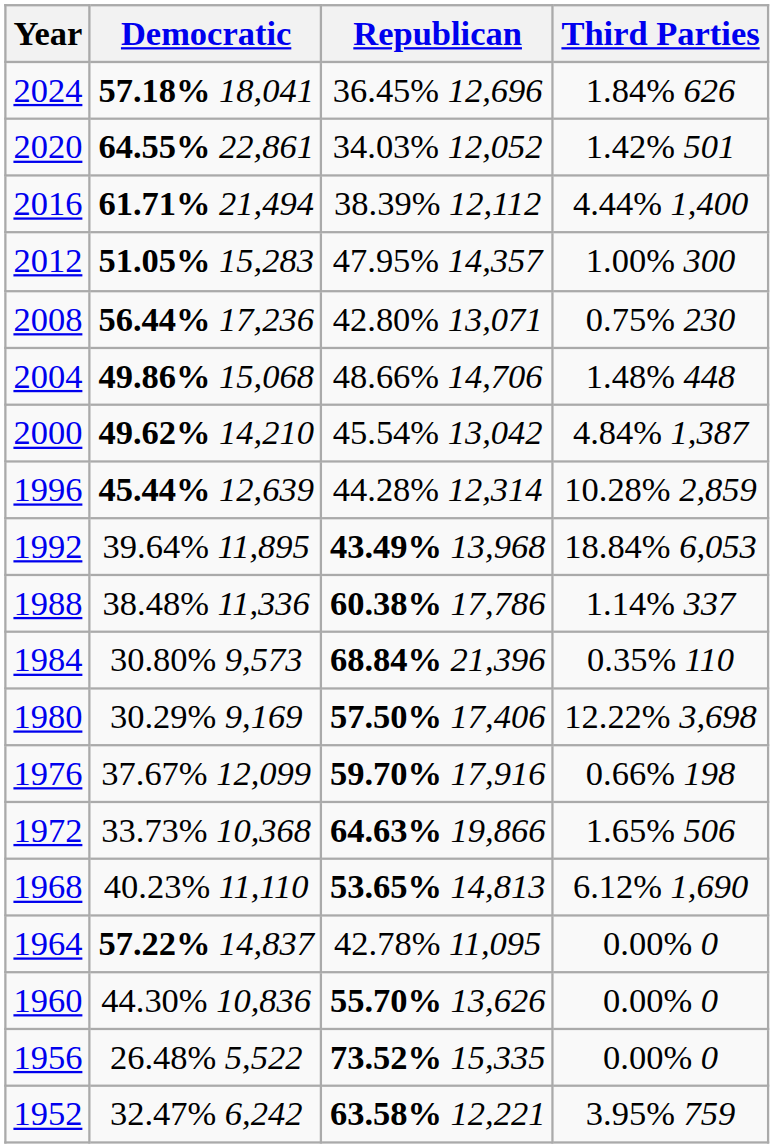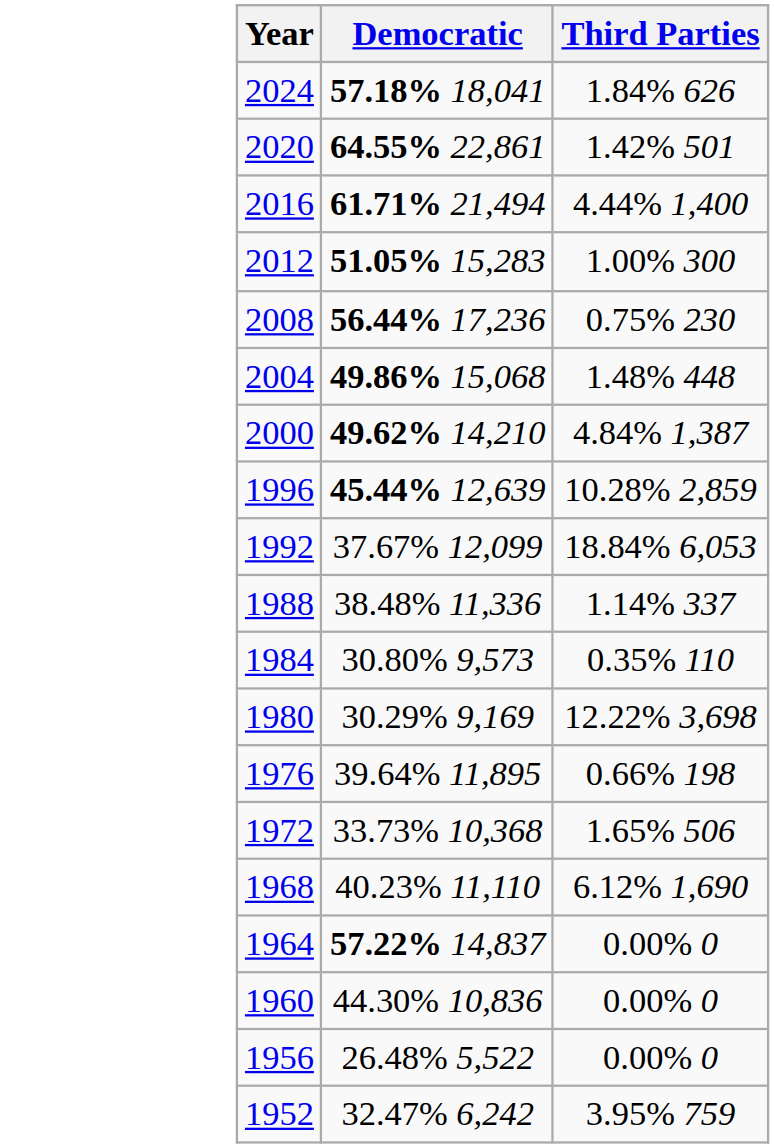- column: (438, 33)
(206, 545) 39.64% 11,895 -> (438, 545) 37.67% 12,099
(206, 773) 37.67% 12,099 -> (438, 773) 39.64% 11,895
